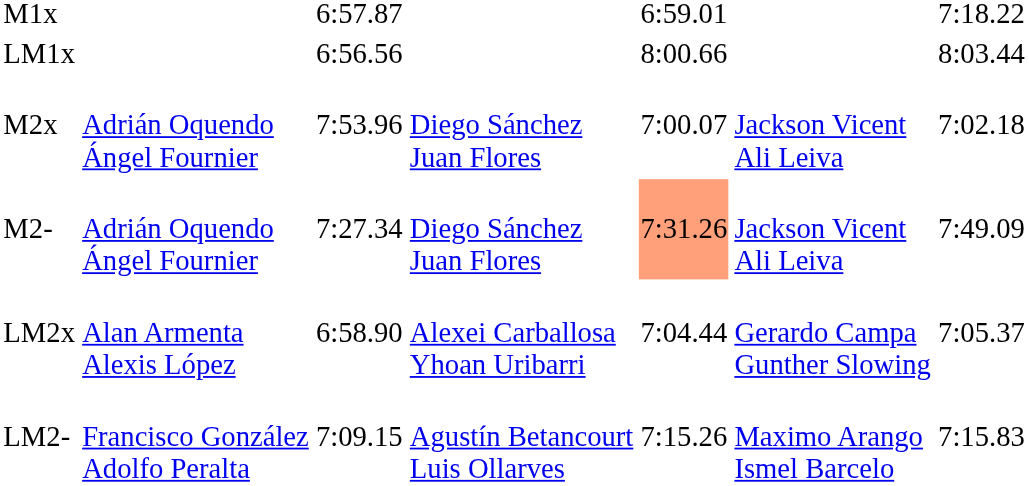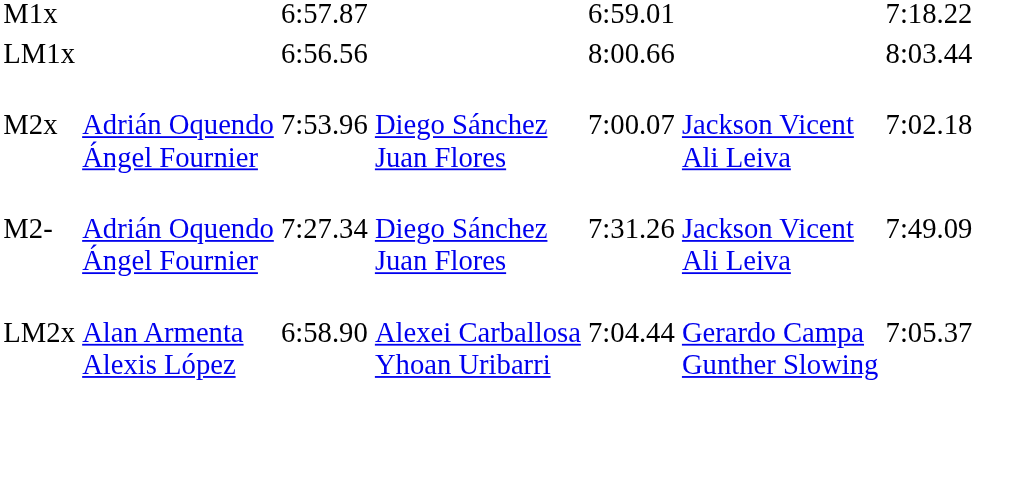(684, 228) lightsalmon background -> (631, 228) no background
- row: (37, 436)
